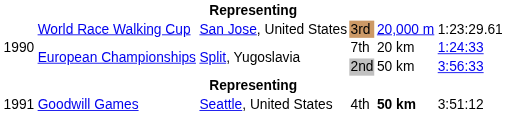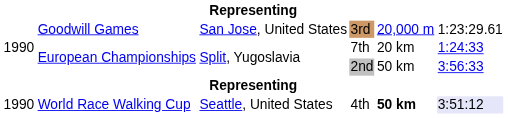(114, 29) World Race Walking Cup -> (88, 29) Goodwill Games
(19, 104) 1991 -> (19, 104) 1990
(88, 104) Goodwill Games -> (114, 104) World Race Walking Cup
(461, 104) no background -> (461, 104) lavender background
